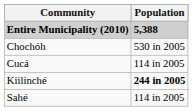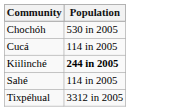- row: (68, 30)
+ row: (28, 98)
